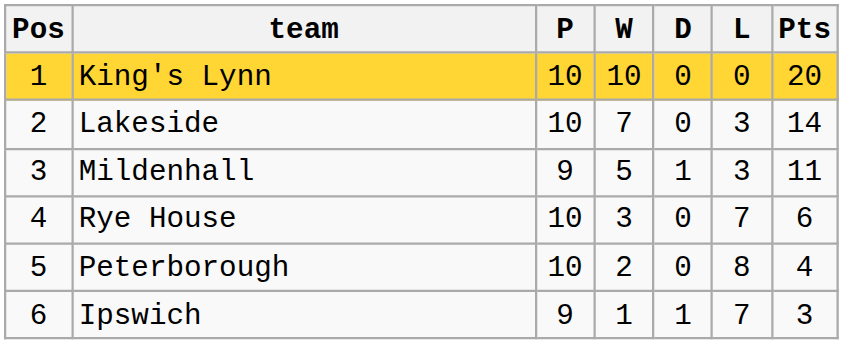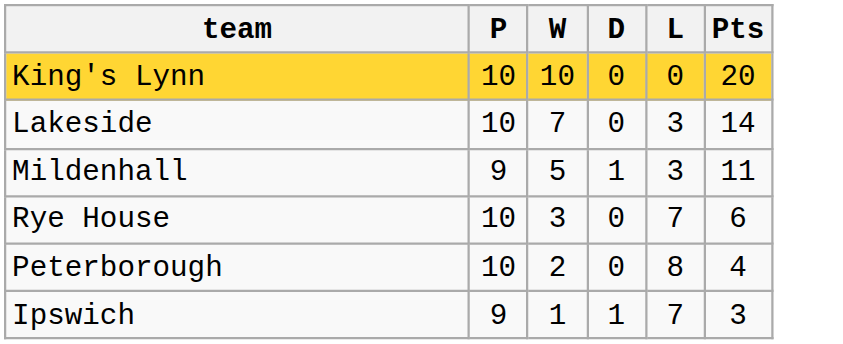- column: (38, 29)
